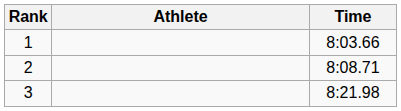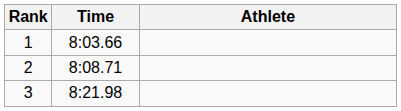columns swapped: (181, 17) <-> (353, 17)
